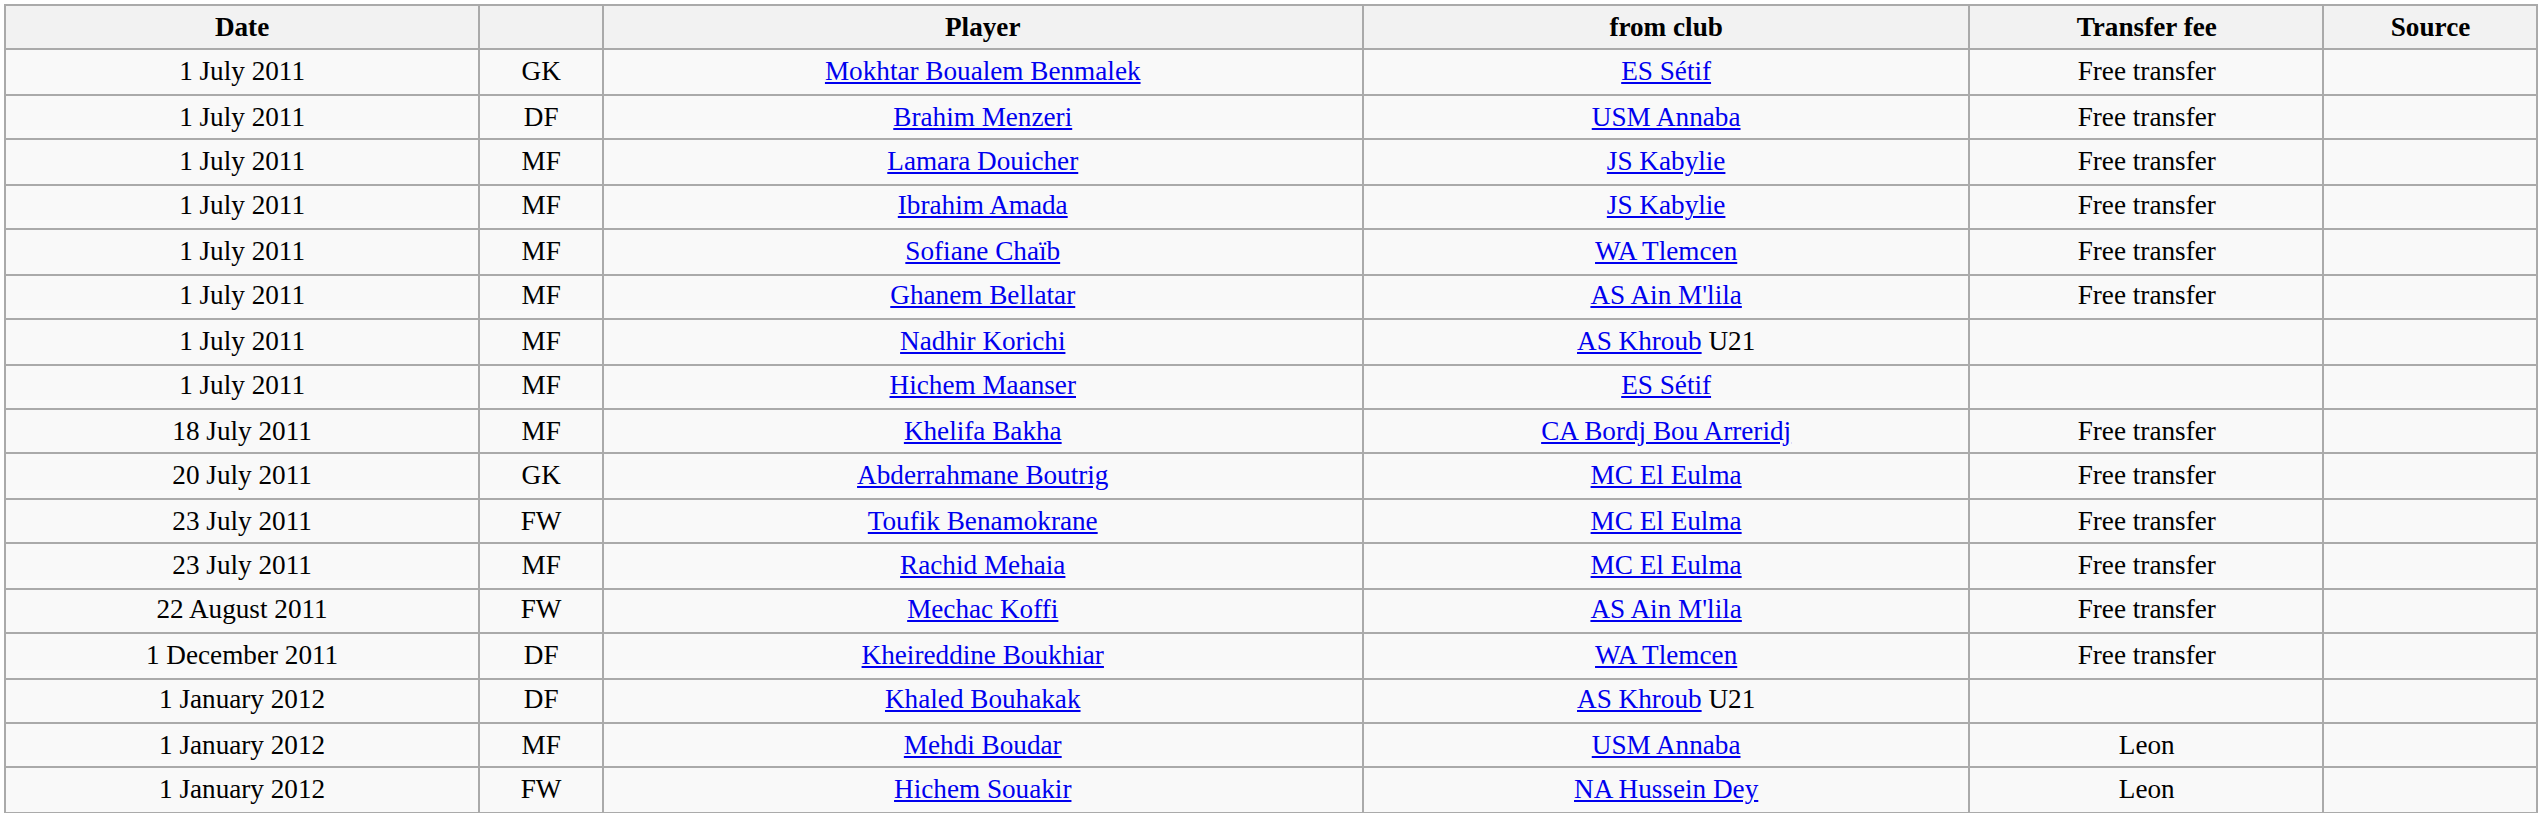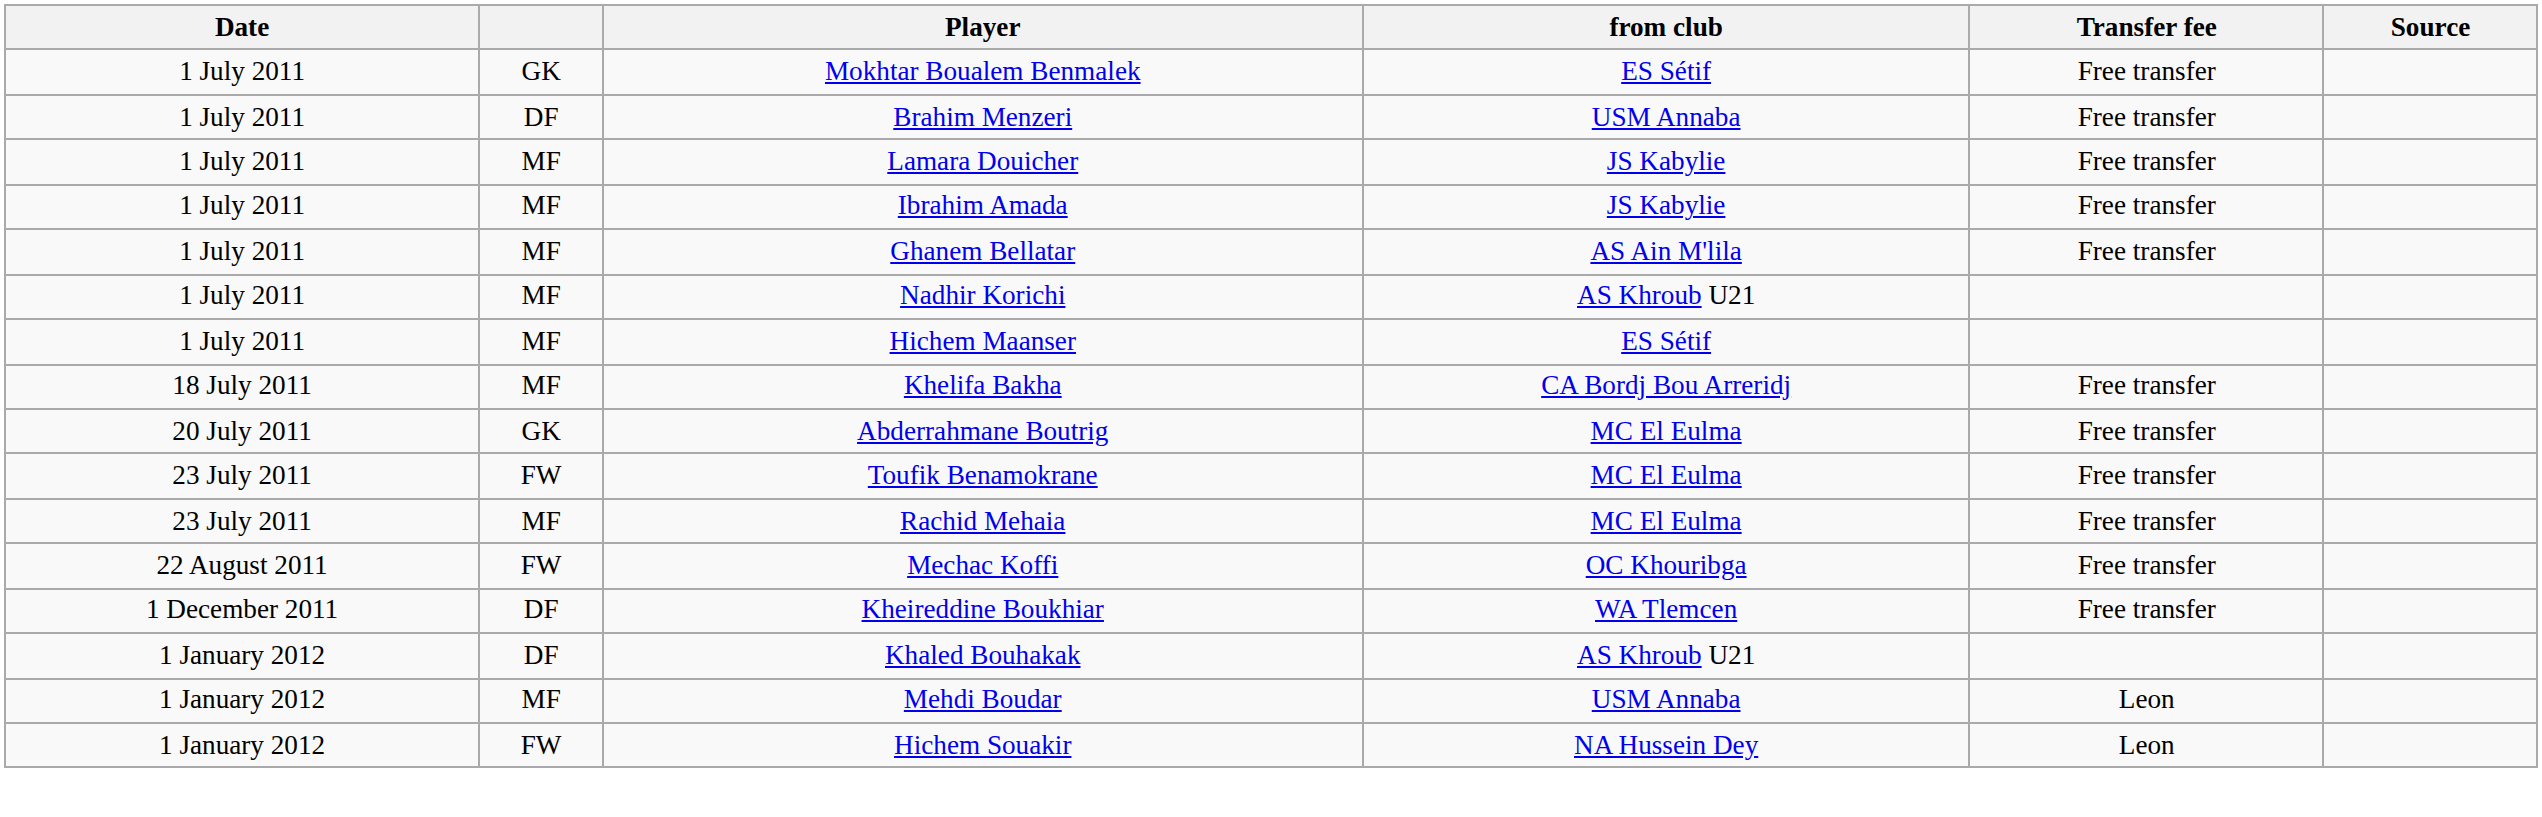- row: (983, 250)
(1666, 609) AS Ain M'lila -> (1666, 565) OC Khouribga
